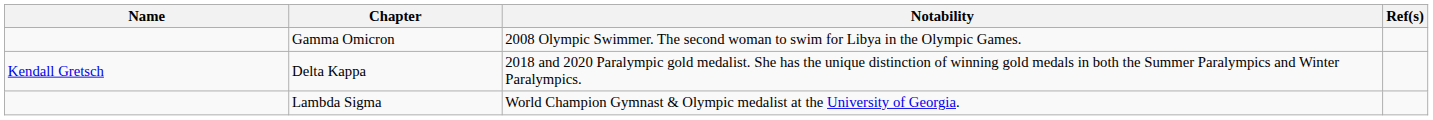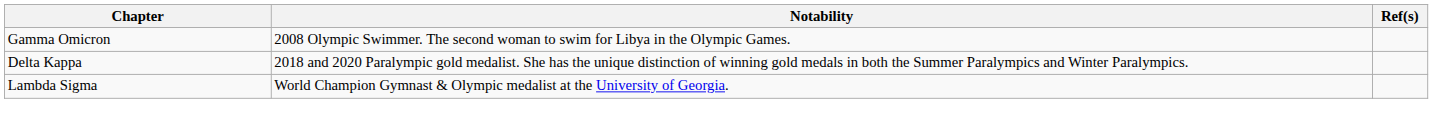- column: (147, 16)
